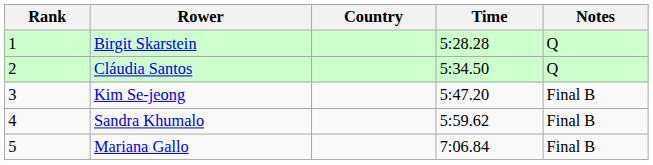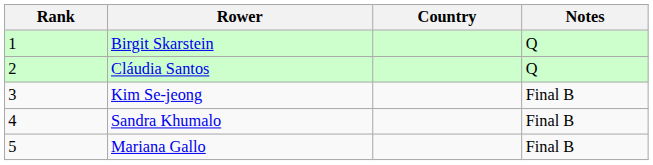- column: (489, 17)
